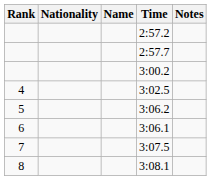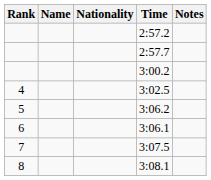columns swapped: (119, 14) <-> (69, 14)
